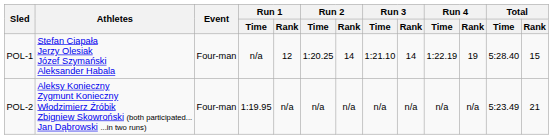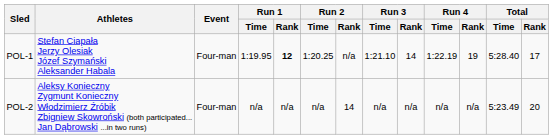(256, 56) n/a -> (256, 56) 1:19.95
(287, 56) normal -> (287, 56) bold
(349, 56) 14 -> (349, 56) n/a
(535, 56) 15 -> (535, 56) 17
(256, 107) 1:19.95 -> (256, 107) n/a
(349, 107) n/a -> (349, 107) 14
(535, 107) 21 -> (535, 107) 20
